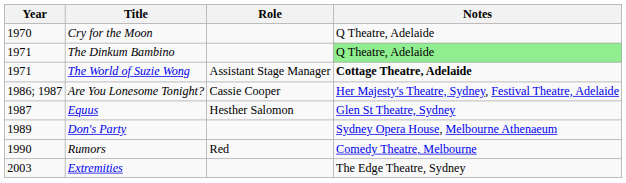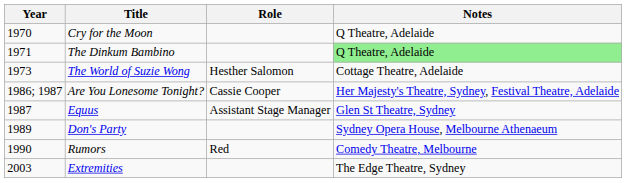(19, 71) 1971 -> (19, 71) 1973
(270, 71) Assistant Stage Manager -> (252, 71) Hesther Salomon
(404, 71) bold -> (400, 71) normal
(252, 110) Hesther Salomon -> (270, 110) Assistant Stage Manager
